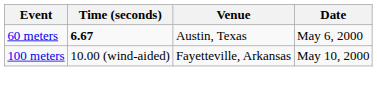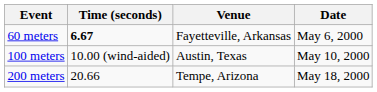(211, 35) Austin, Texas -> (233, 35) Fayetteville, Arkansas
(233, 55) Fayetteville, Arkansas -> (211, 55) Austin, Texas
+ row: (36, 76)
